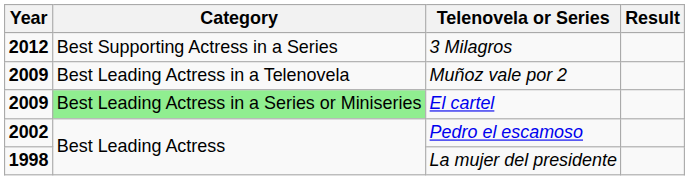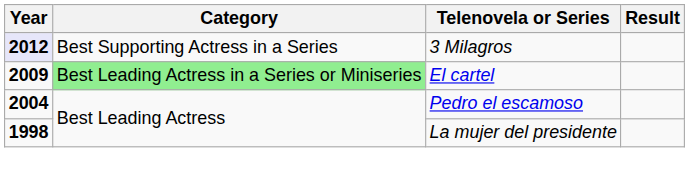(29, 47) no background -> (29, 47) lavender background
- row: (498, 75)
(29, 132) 2002 -> (29, 103) 2004
